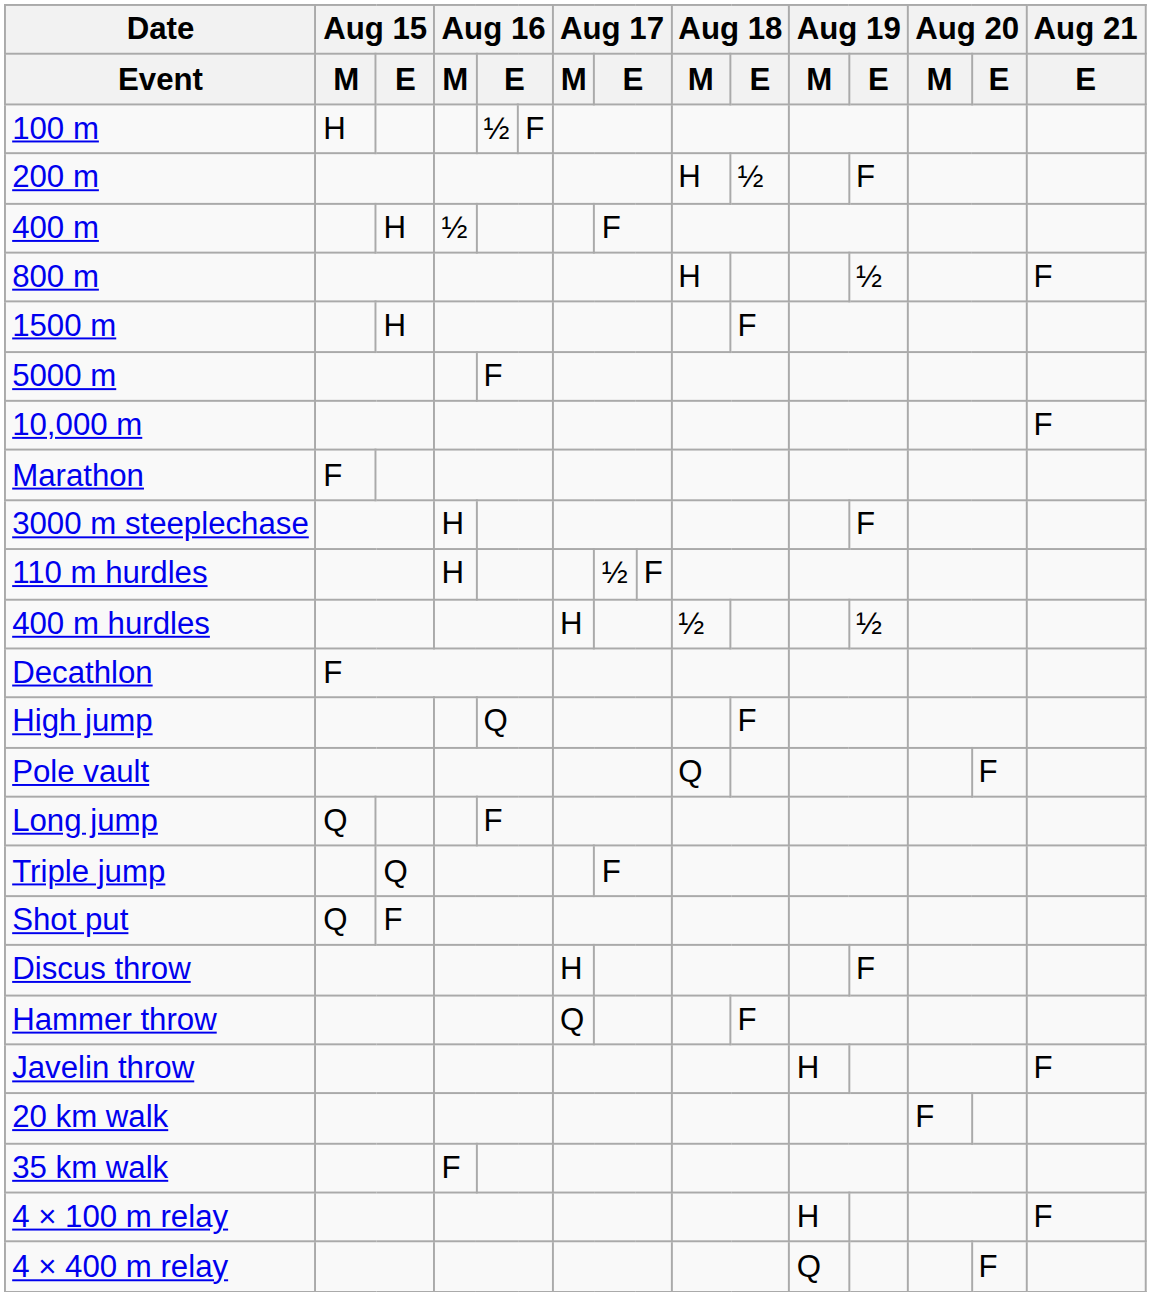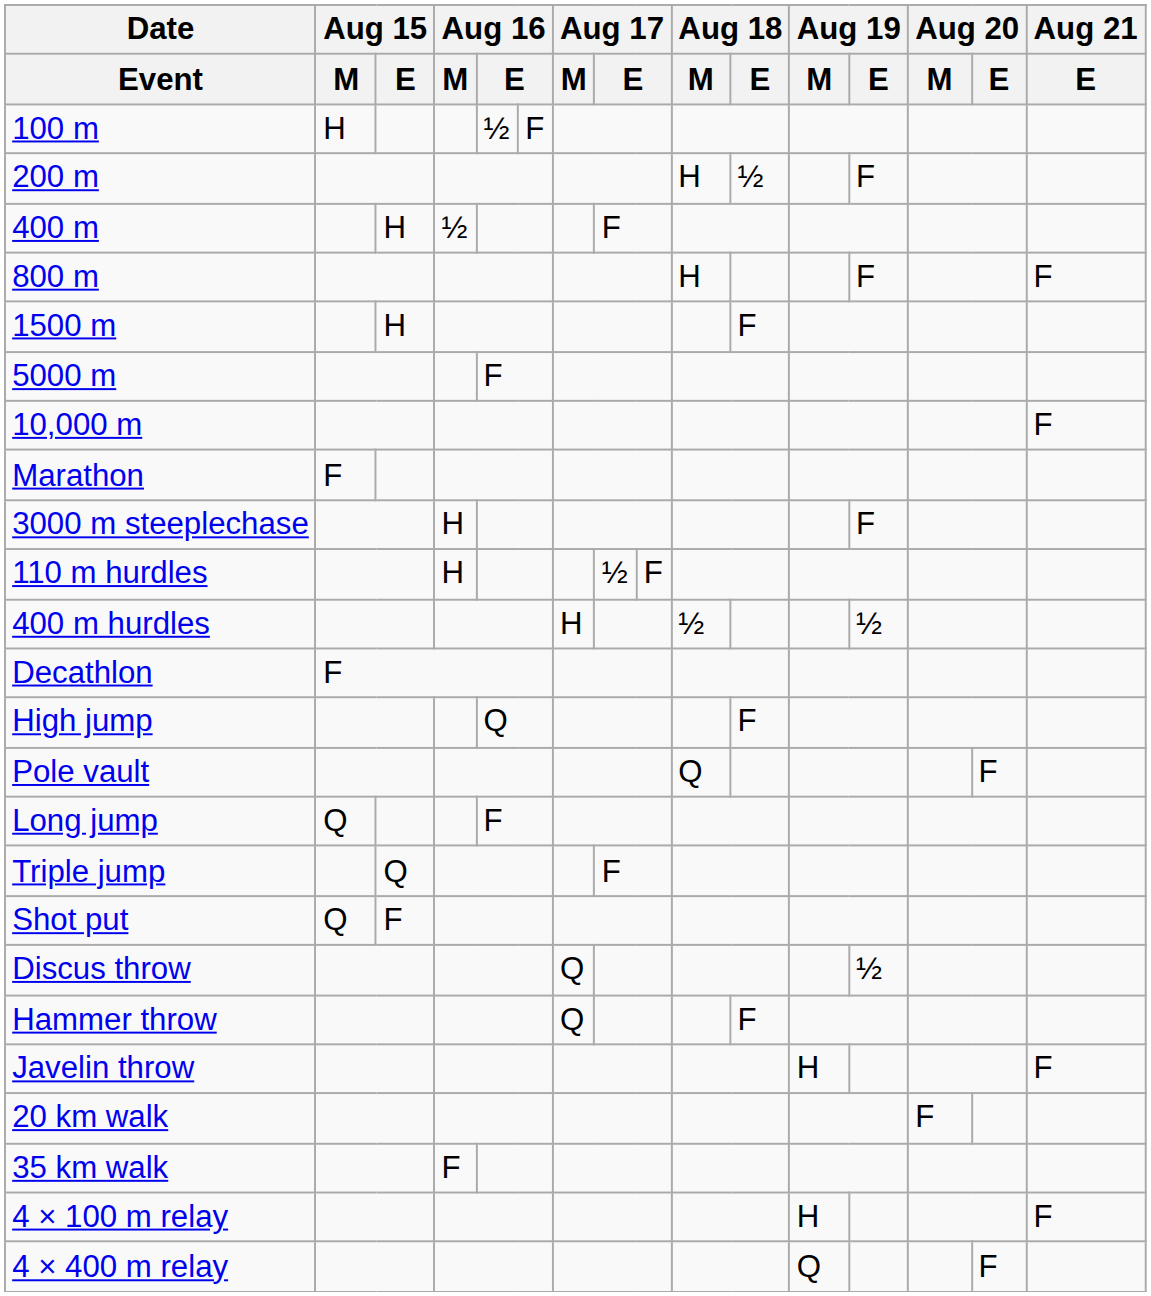(869, 276) ½ -> (865, 276) F
(571, 969) H -> (572, 969) Q
(865, 969) F -> (869, 969) ½
